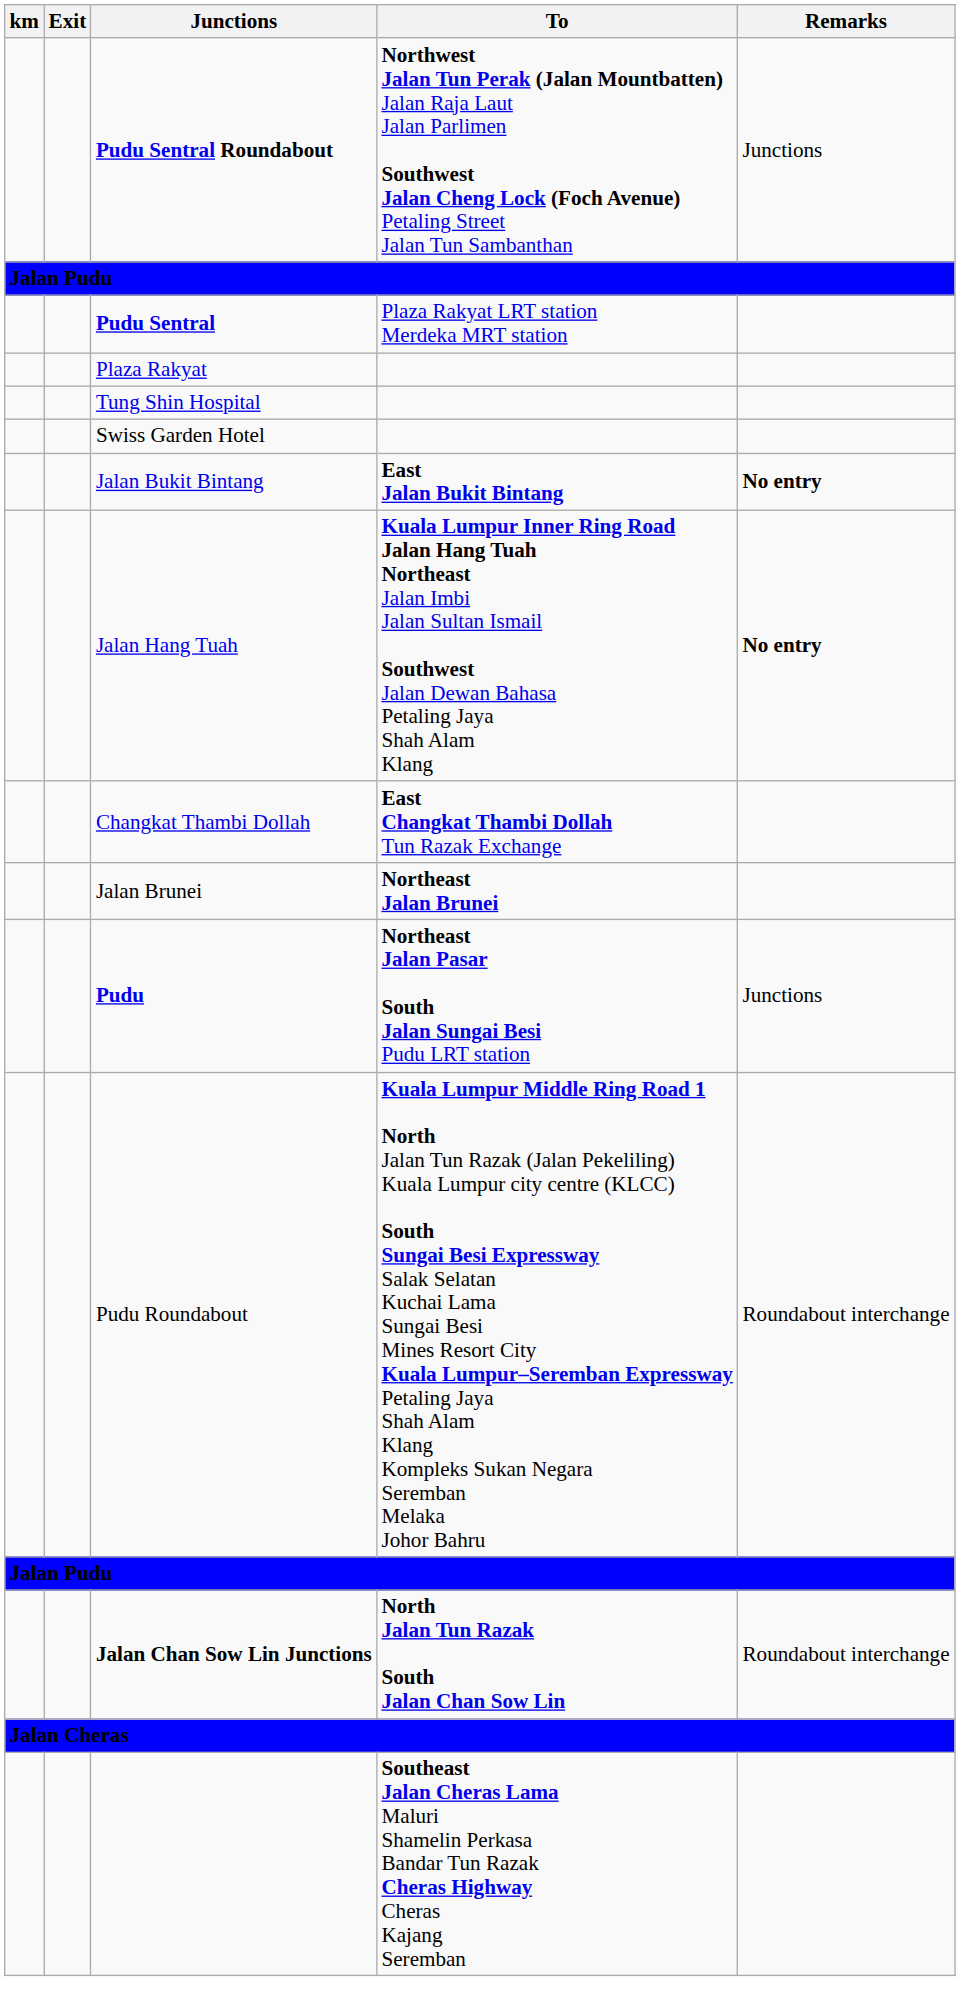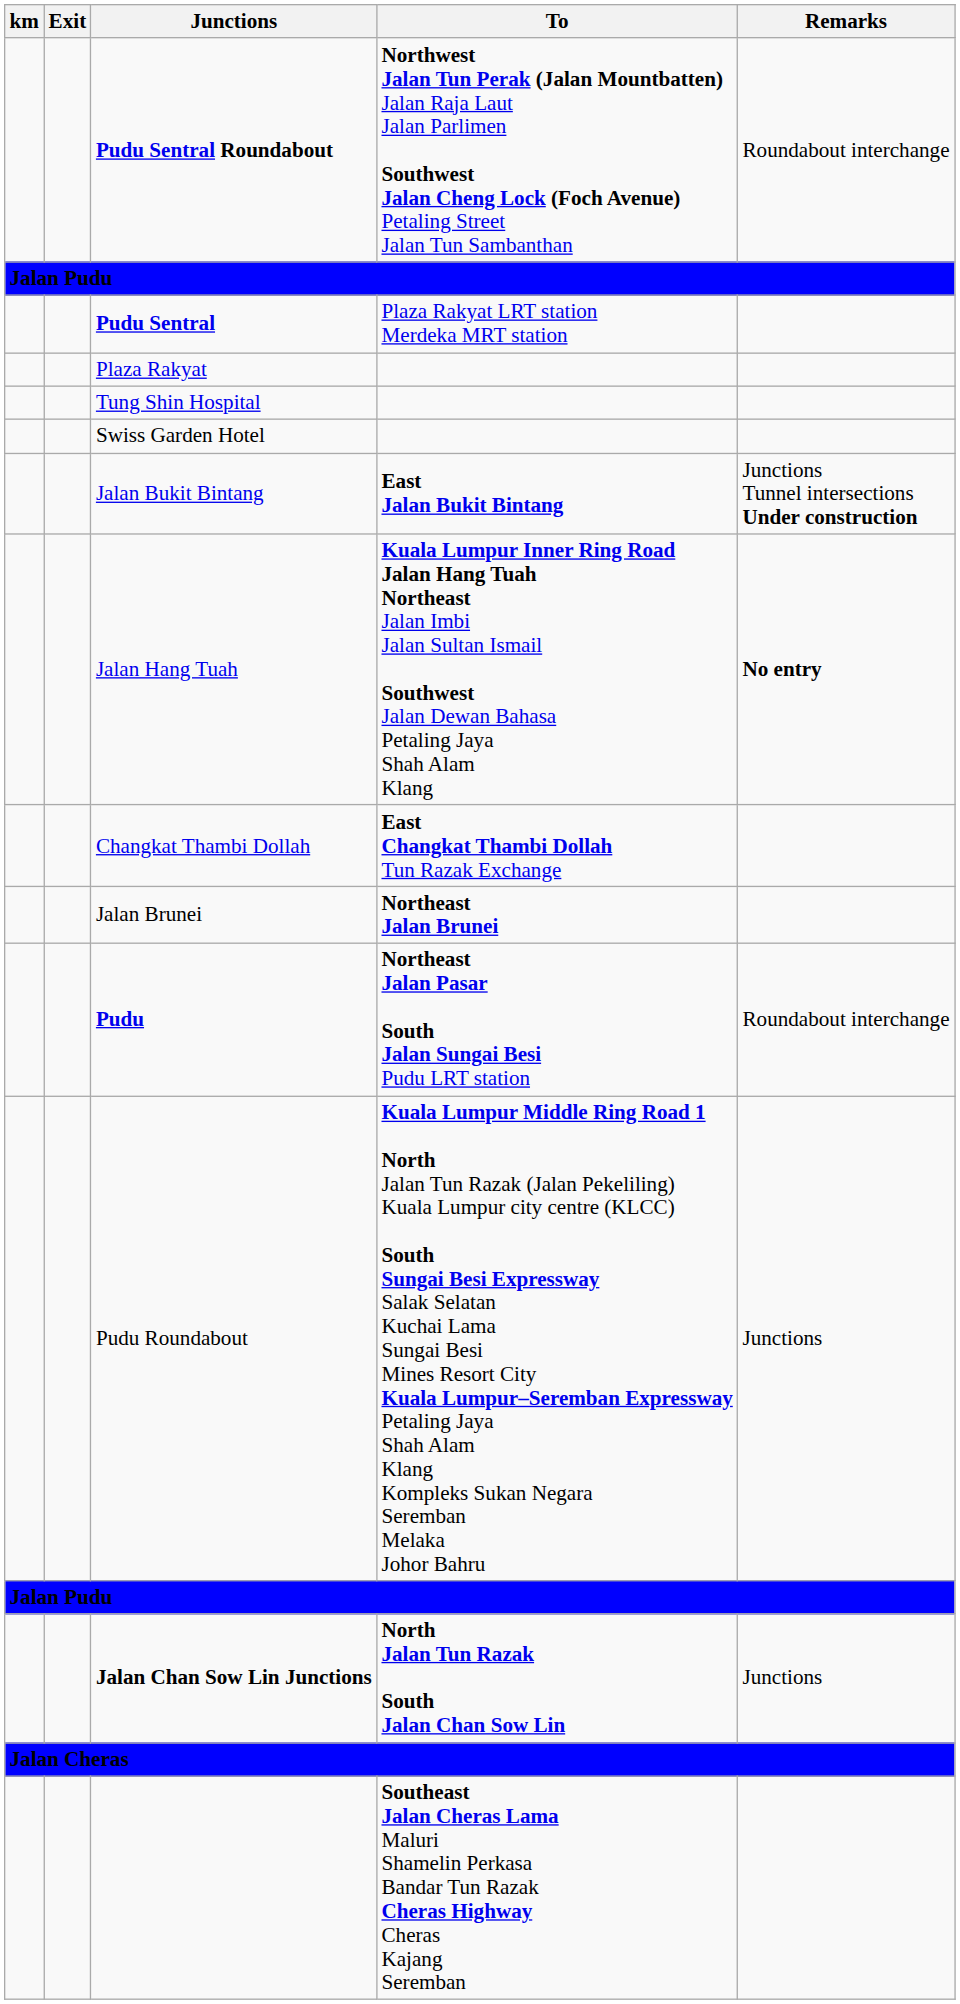(782, 149) Junctions -> (846, 149) Roundabout interchange
(782, 481) No entry -> (830, 493) Junctions Tunnel intersections Under construction
(782, 995) Junctions -> (846, 1019) Roundabout interchange
(846, 1314) Roundabout interchange -> (782, 1337) Junctions
(846, 1654) Roundabout interchange -> (782, 1678) Junctions
